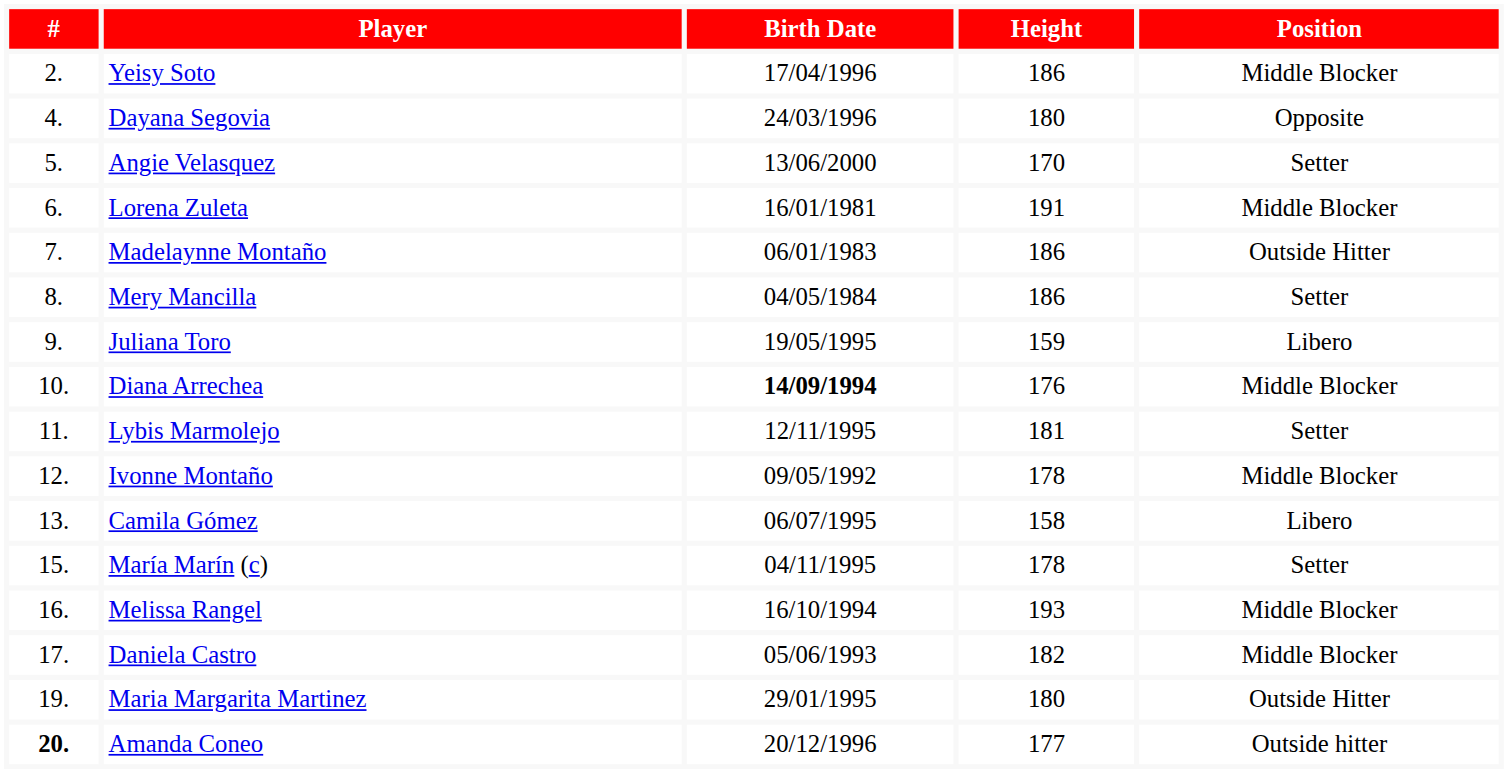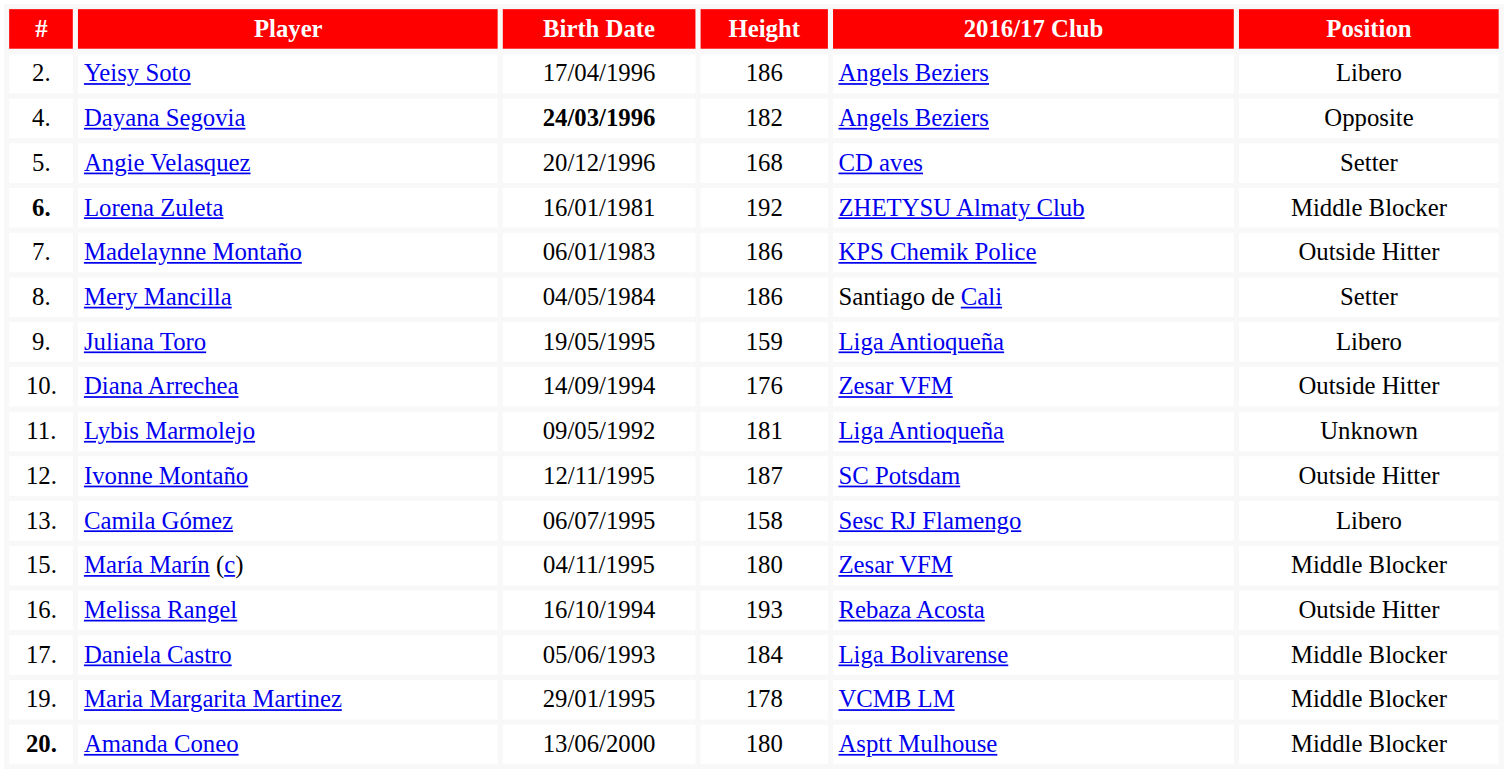+ column: (1034, 28)
(1319, 73) Middle Blocker -> (1369, 73) Libero
(820, 118) normal -> (599, 118) bold
(1046, 118) 180 -> (764, 118) 182
(820, 162) 13/06/2000 -> (599, 162) 20/12/1996
(1046, 162) 170 -> (764, 162) 168
(54, 207) normal -> (41, 207) bold
(1046, 207) 191 -> (764, 207) 192
(820, 386) bold -> (599, 386) normal
(1319, 386) Middle Blocker -> (1369, 386) Outside Hitter
(820, 431) 12/11/1995 -> (599, 431) 09/05/1992
(1319, 431) Setter -> (1369, 431) Unknown
(820, 475) 09/05/1992 -> (599, 475) 12/11/1995
(1046, 475) 178 -> (764, 475) 187
(1319, 475) Middle Blocker -> (1369, 475) Outside Hitter
(1046, 565) 178 -> (764, 565) 180
(1319, 565) Setter -> (1369, 565) Middle Blocker
(1319, 609) Middle Blocker -> (1369, 609) Outside Hitter
(1046, 654) 182 -> (764, 654) 184
(1046, 699) 180 -> (764, 699) 178
(1319, 699) Outside Hitter -> (1369, 699) Middle Blocker
(820, 744) 20/12/1996 -> (599, 744) 13/06/2000
(1046, 744) 177 -> (764, 744) 180
(1319, 744) Outside hitter -> (1369, 744) Middle Blocker
